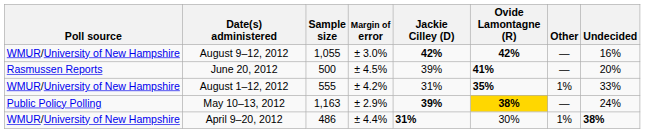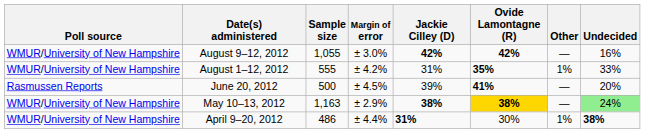rows swapped: (244, 86) <-> (244, 70)
(54, 103) Public Policy Polling -> (93, 103) WMUR/University of New Hampshire
(432, 103) 39% -> (432, 103) 38%
(610, 103) no background -> (610, 103) lightgreen background
